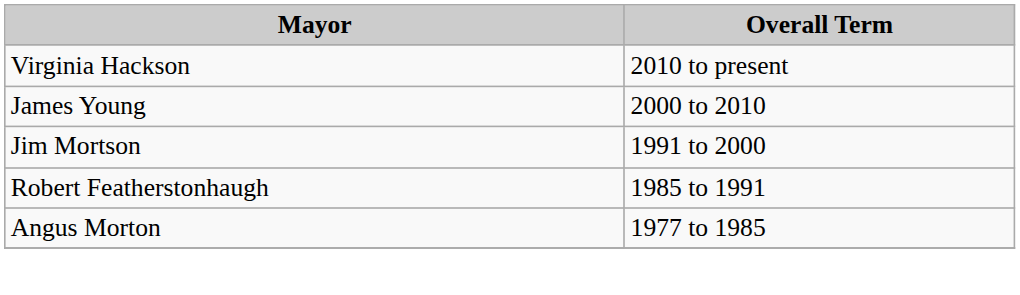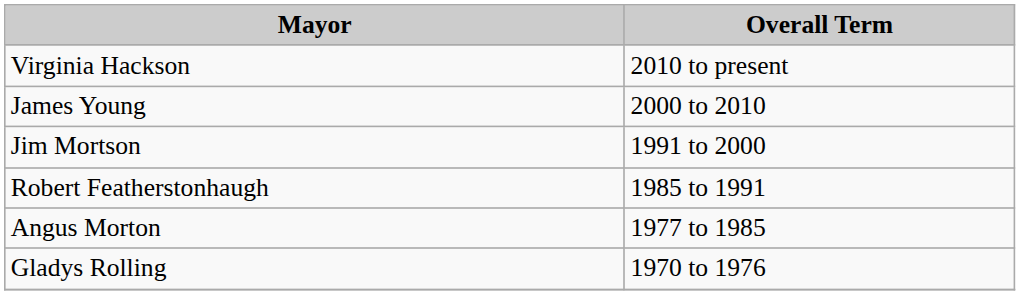+ row: (89, 268)
